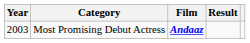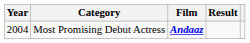(18, 30) 2003 -> (18, 30) 2004
